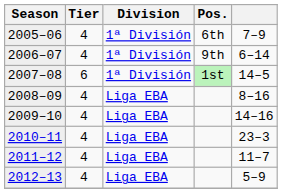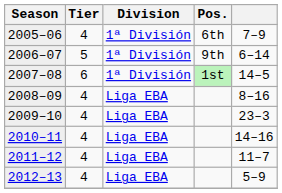(84, 56) 4 -> (84, 56) 5
(254, 117) 14–16 -> (254, 117) 23–3
(254, 137) 23–3 -> (254, 137) 14–16
